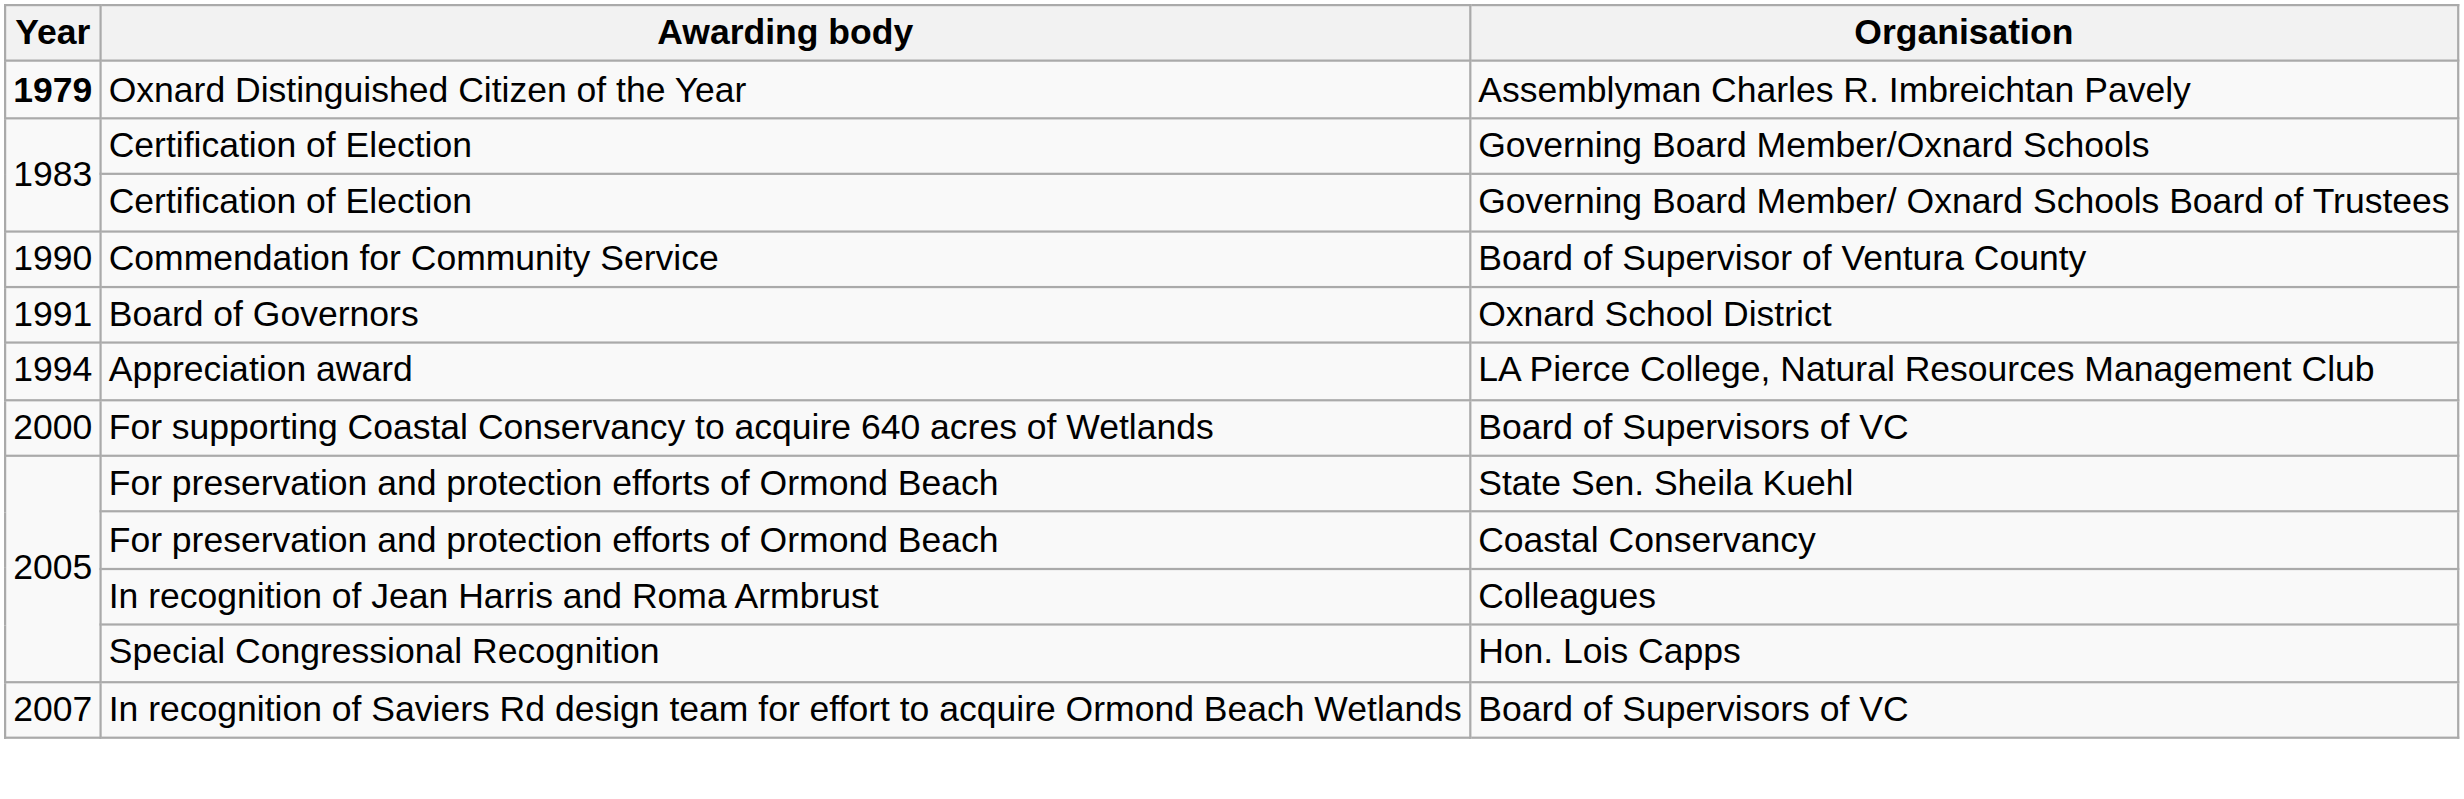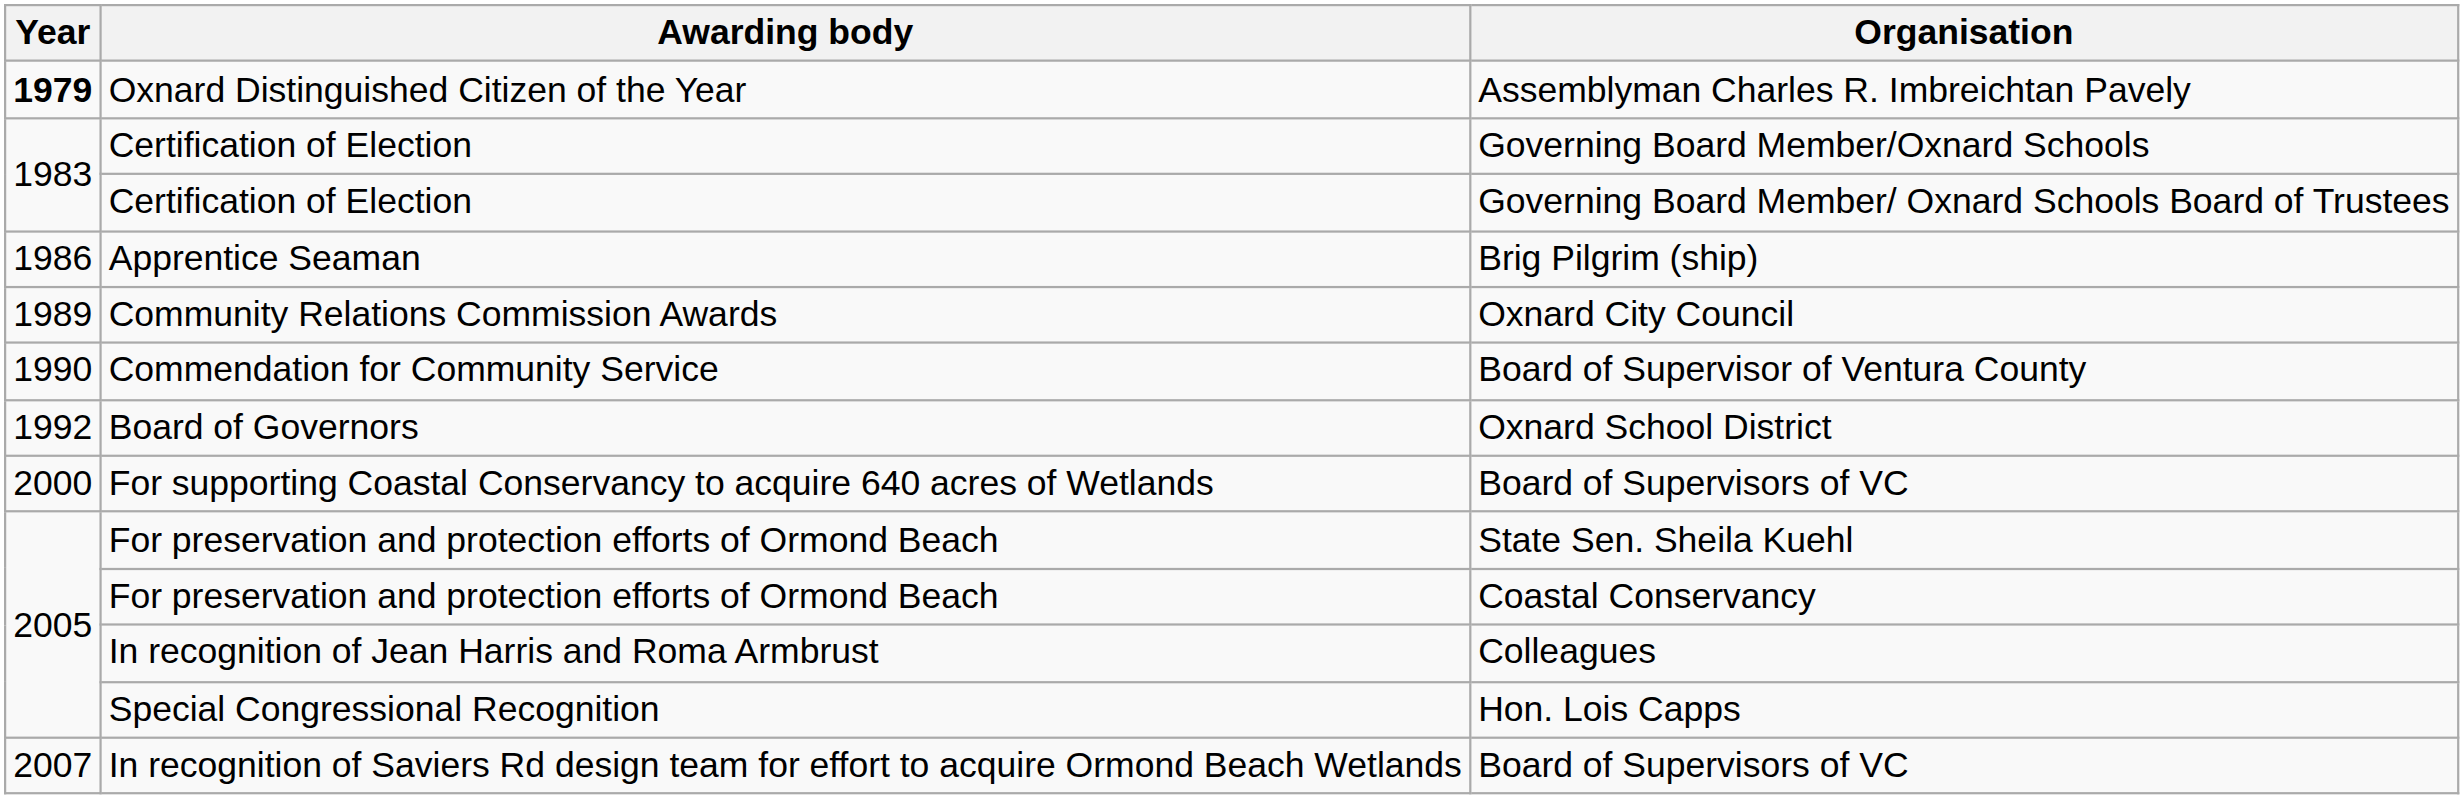+ row: (265, 257)
+ row: (443, 314)
(53, 314) 1991 -> (53, 426) 1992
- row: (261, 370)
